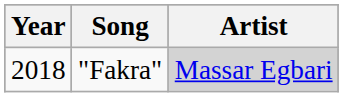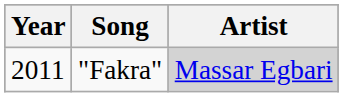(38, 69) 2018 -> (38, 69) 2011
